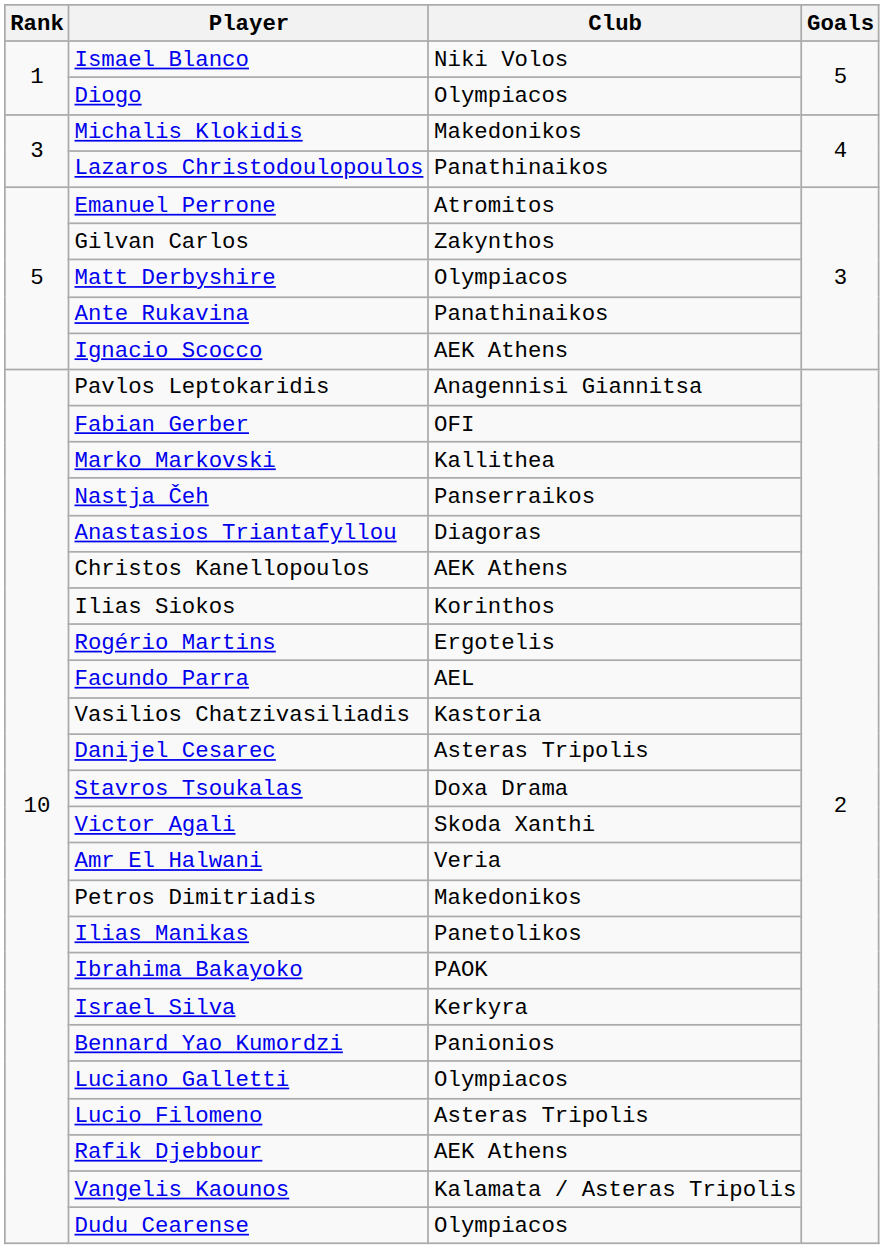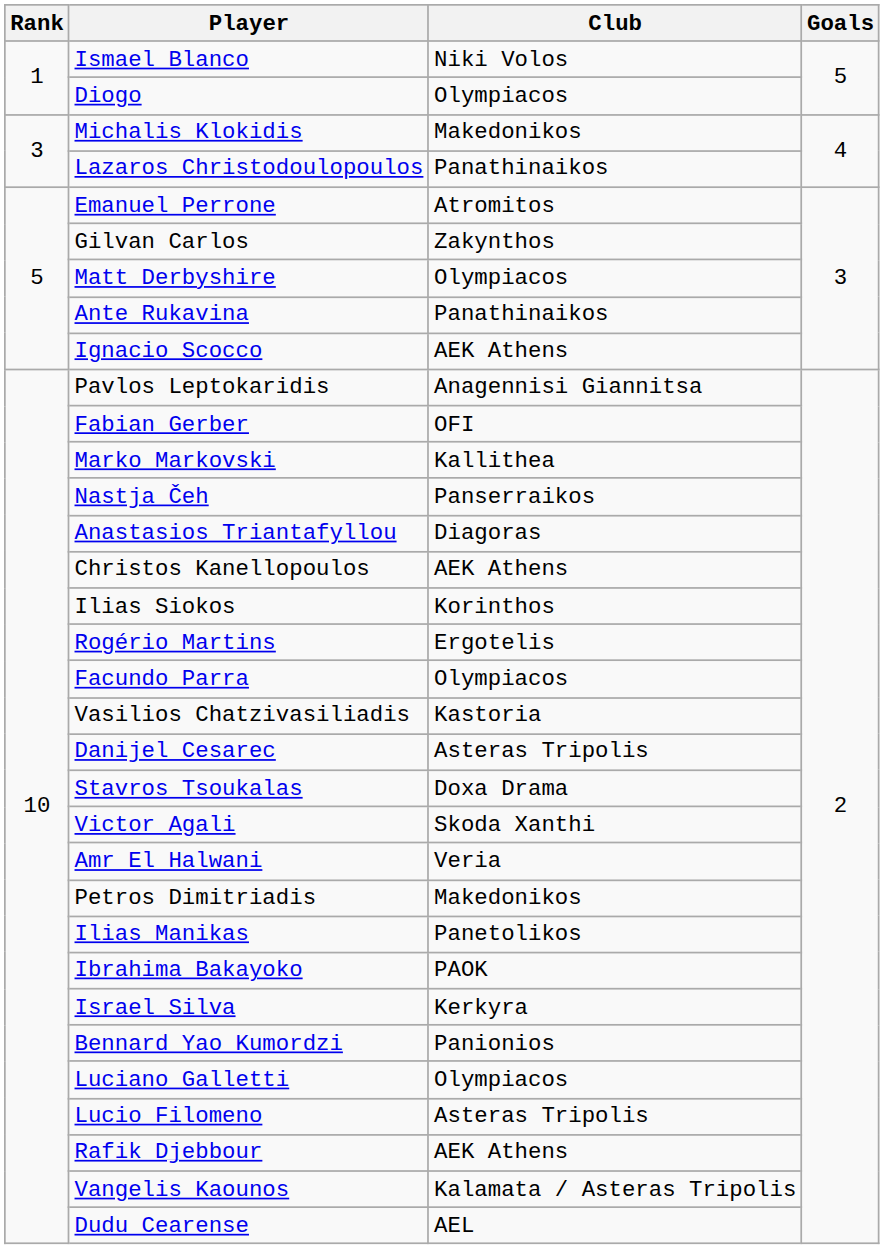(454, 679) AEL -> (501, 679) Olympiacos
(501, 1226) Olympiacos -> (454, 1226) AEL
